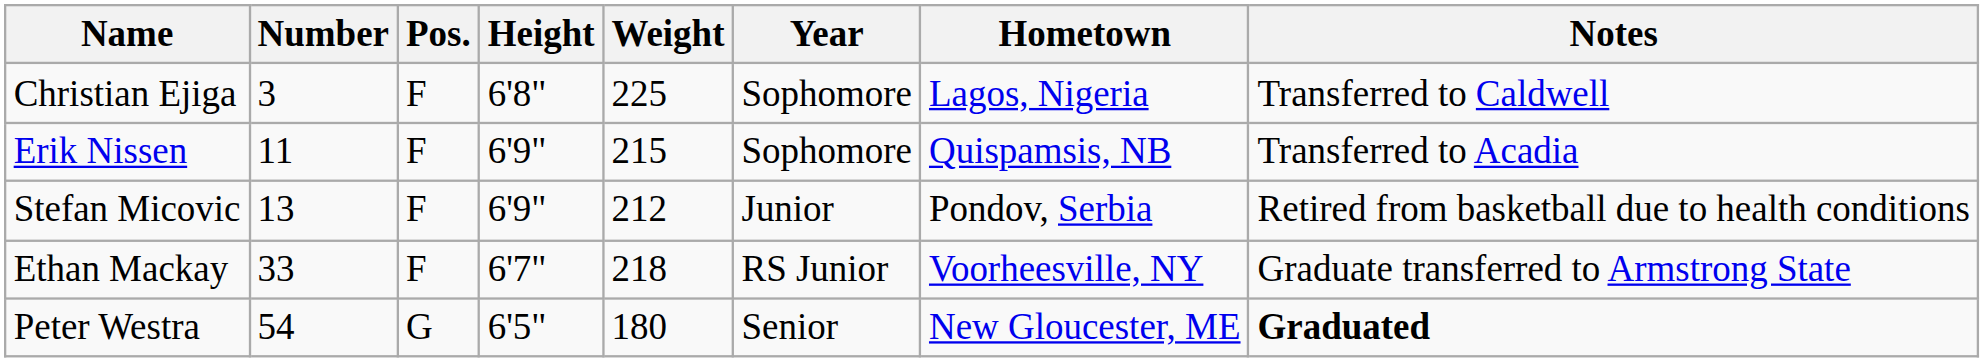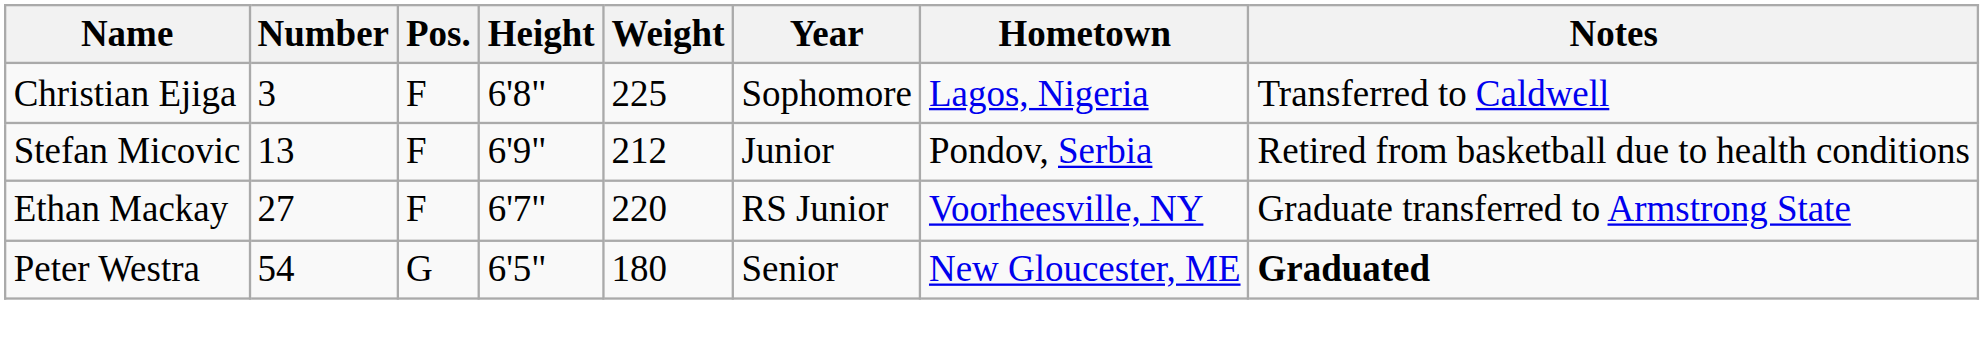- row: (100, 151)
(276, 268) 33 -> (276, 209) 27
(639, 268) 218 -> (639, 209) 220
